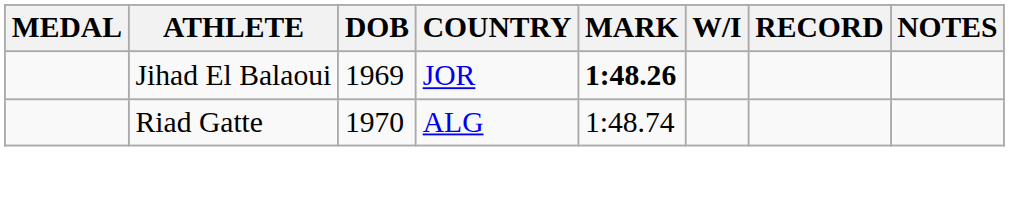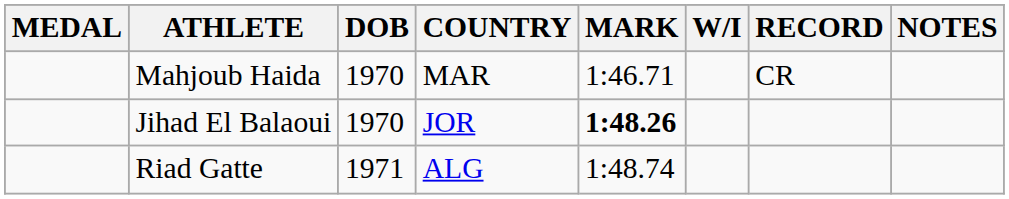+ row: (228, 74)
(374, 74) 1969 -> (374, 121) 1970
(374, 121) 1970 -> (374, 168) 1971
